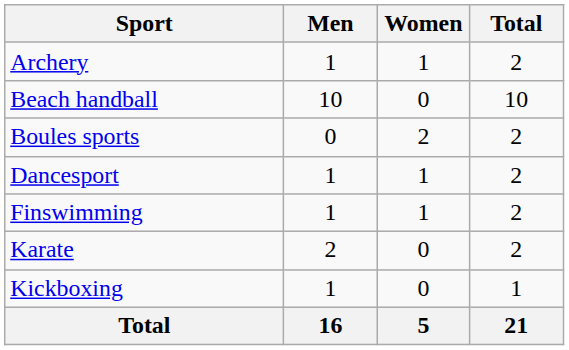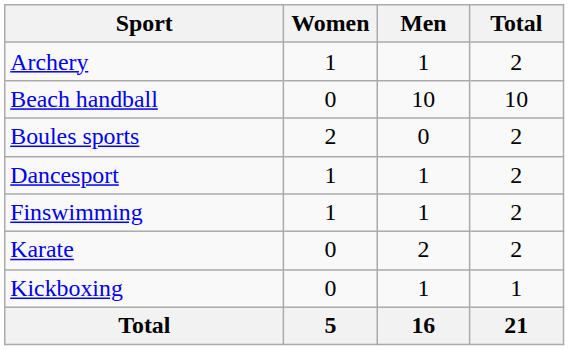columns swapped: (330, 23) <-> (423, 23)
